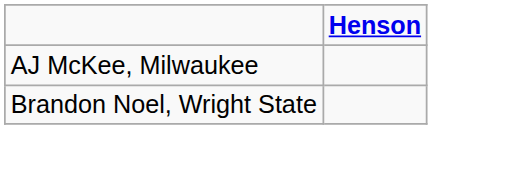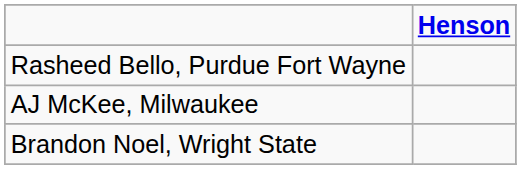+ row: (208, 65)
